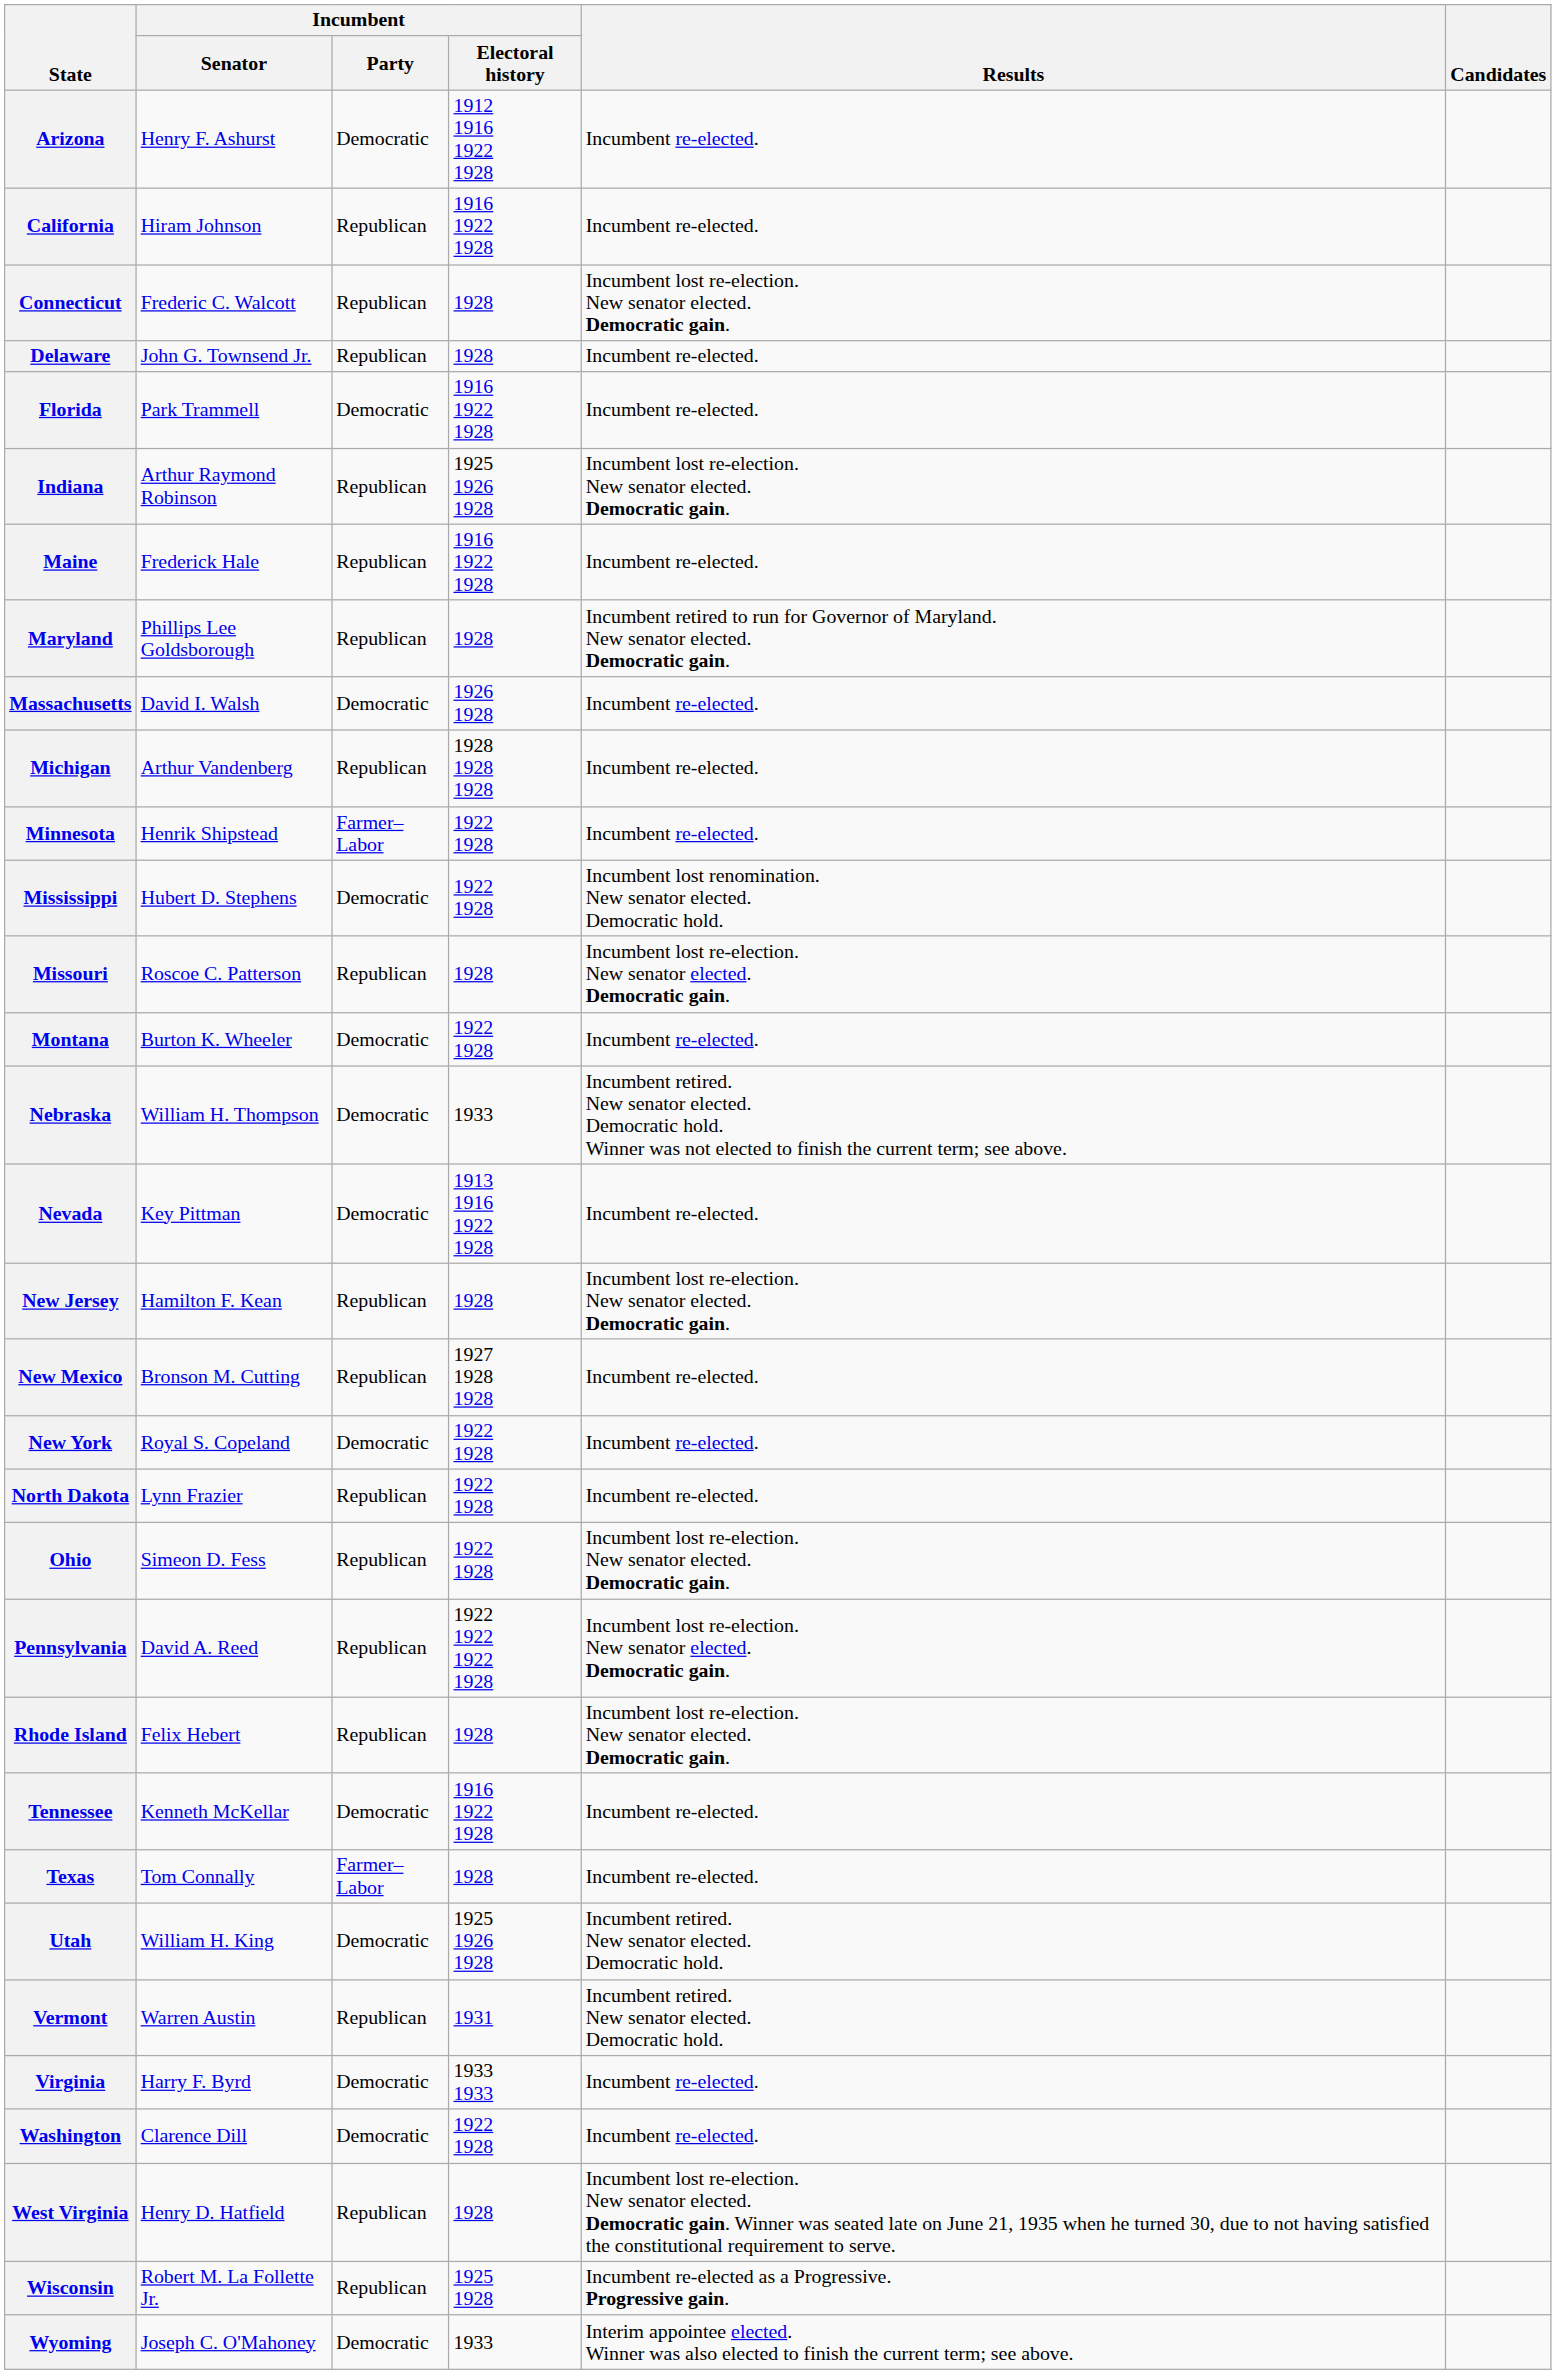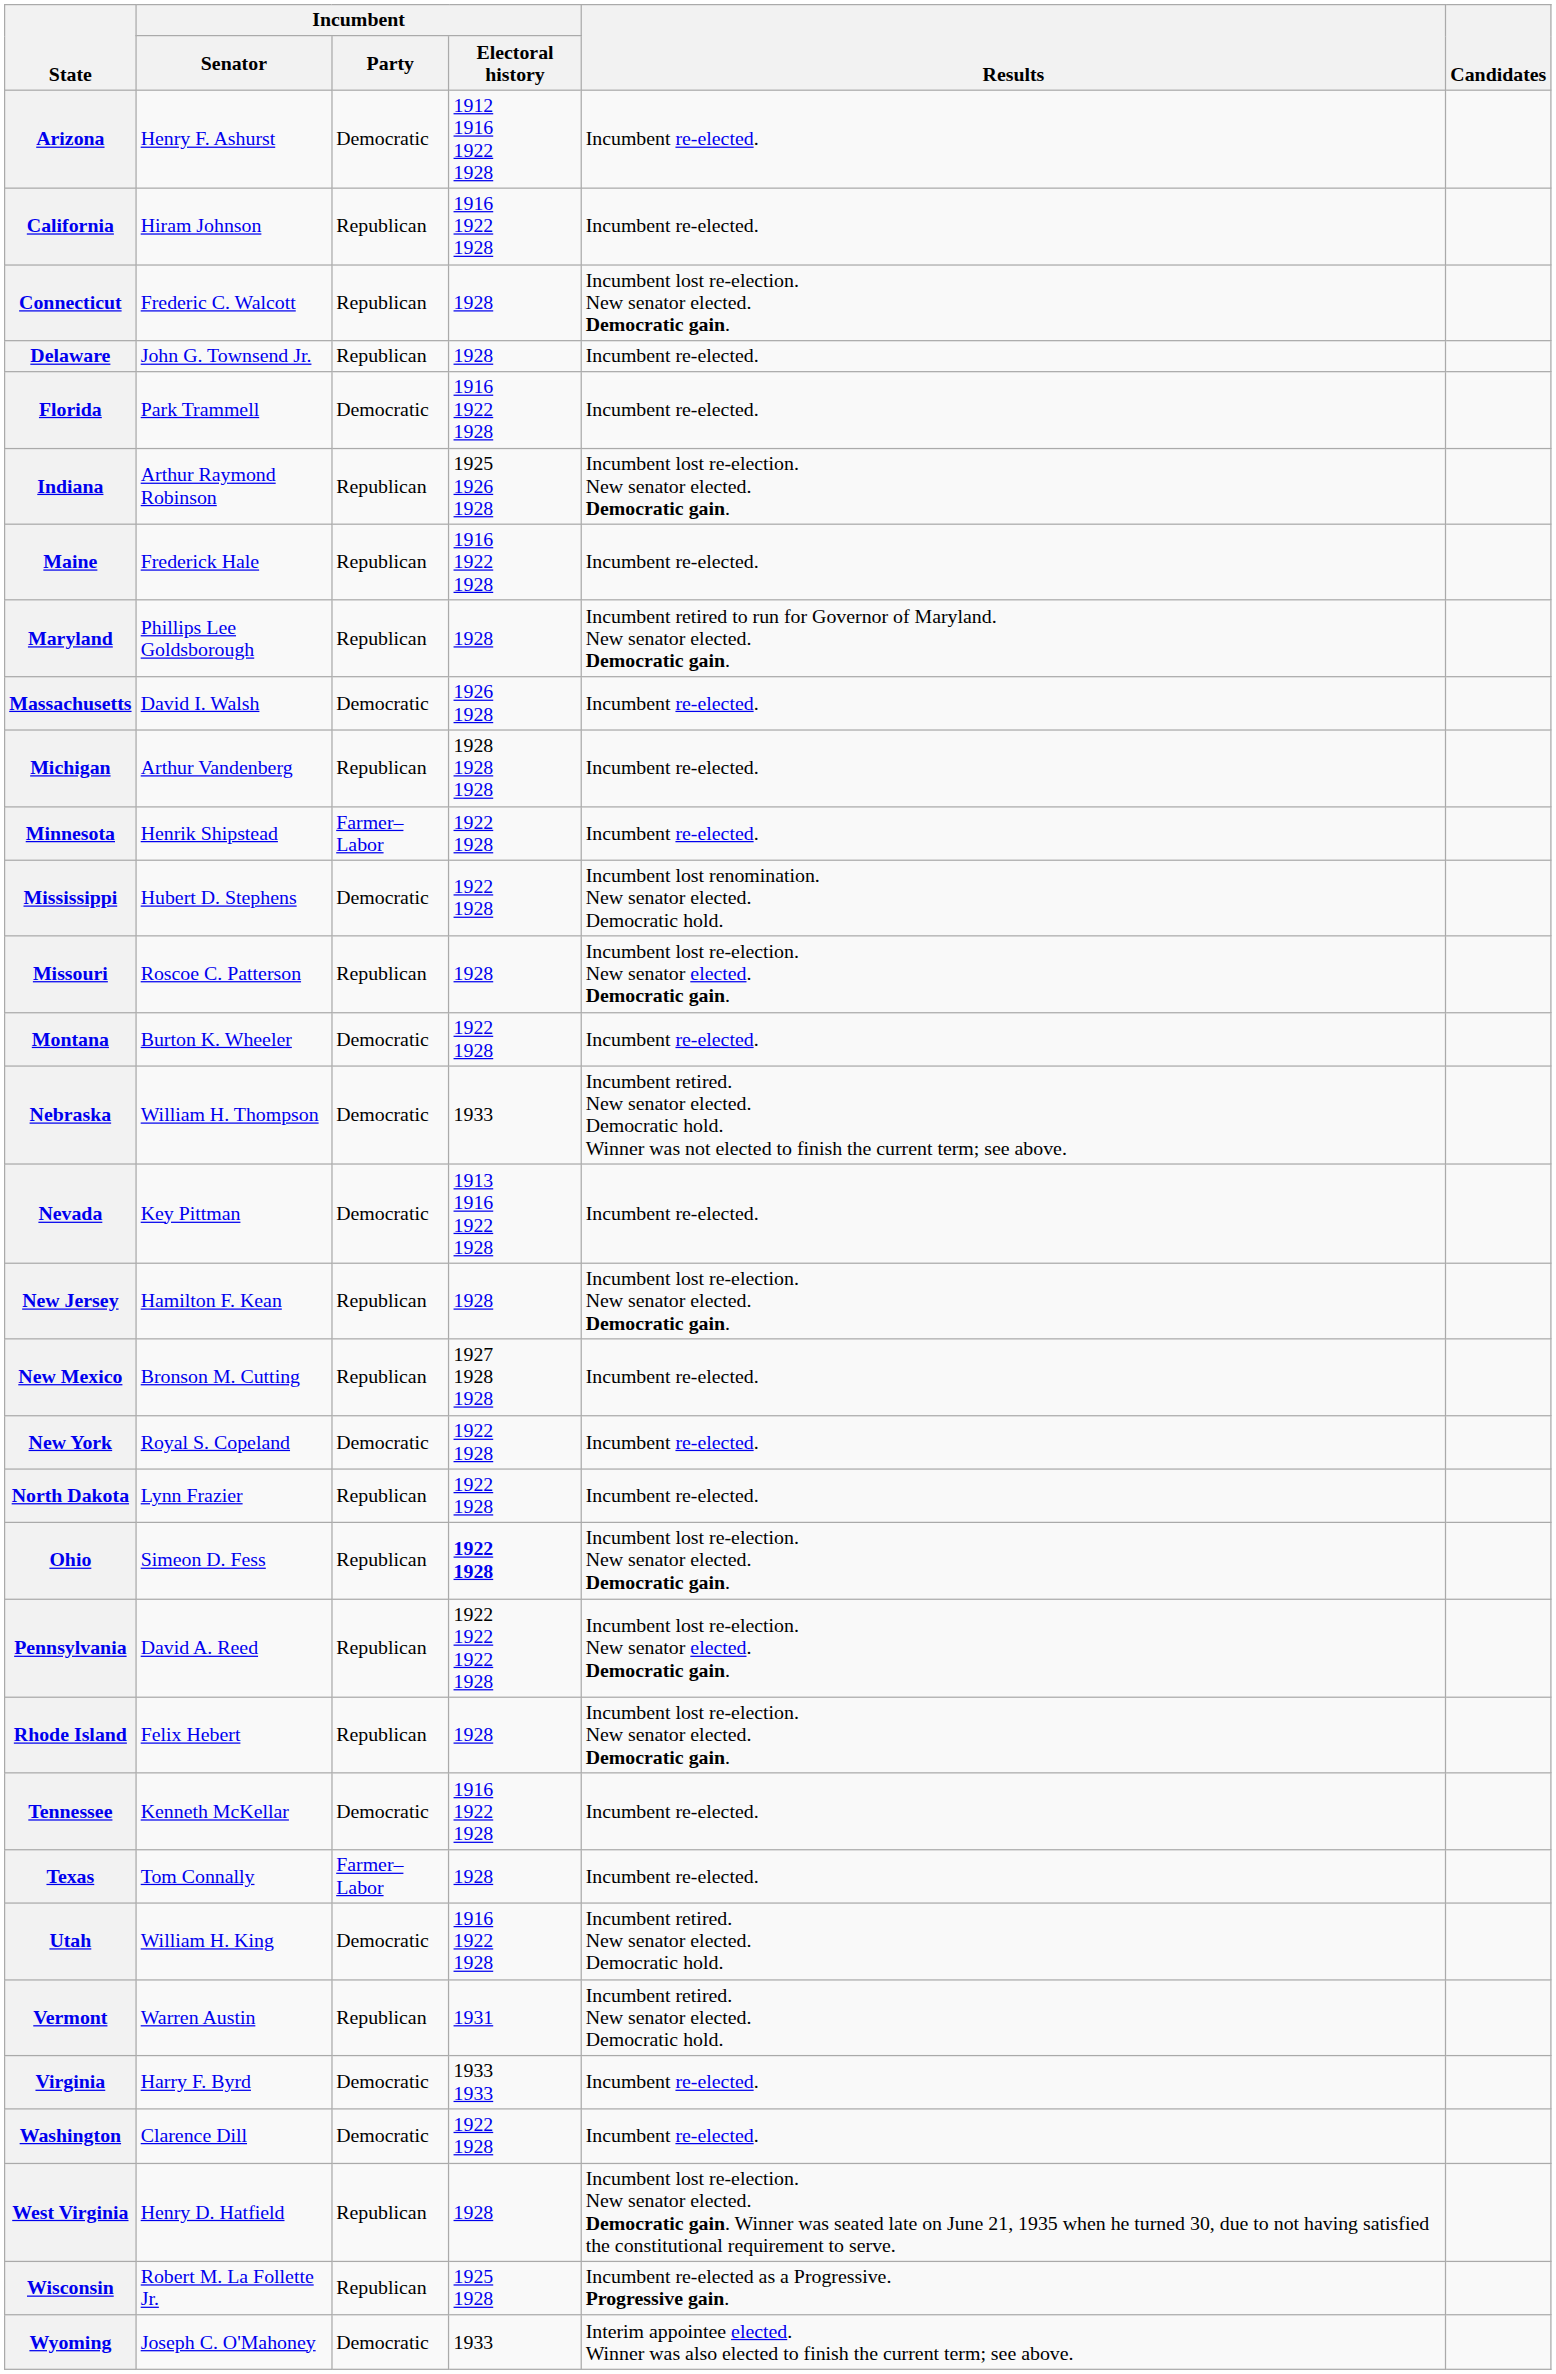(473, 1560) normal -> (473, 1560) bold
(473, 1941) 1925 1926 1928 -> (473, 1941) 1916 1922 1928
